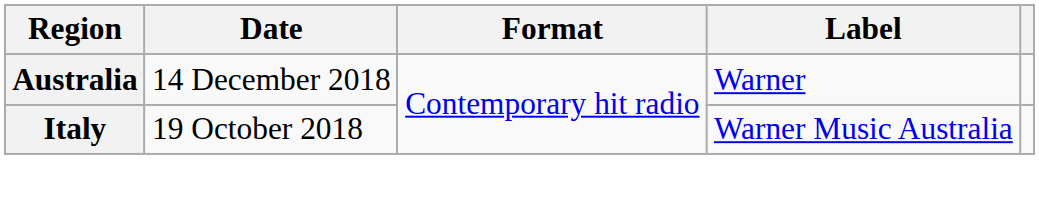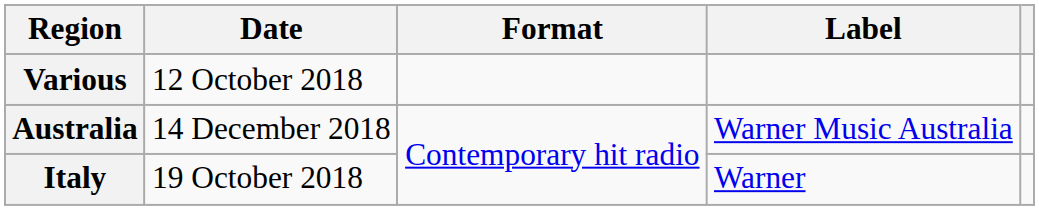+ row: (75, 79)
(760, 79) Warner -> (863, 128) Warner Music Australia
(863, 128) Warner Music Australia -> (760, 178) Warner
